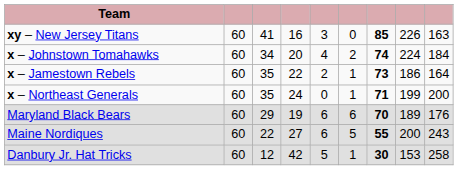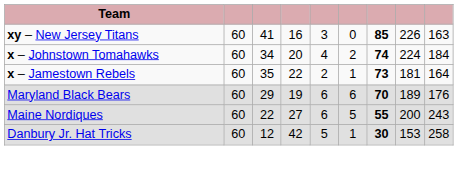(410, 74) 186 -> (410, 74) 181
- row: (73, 94)
